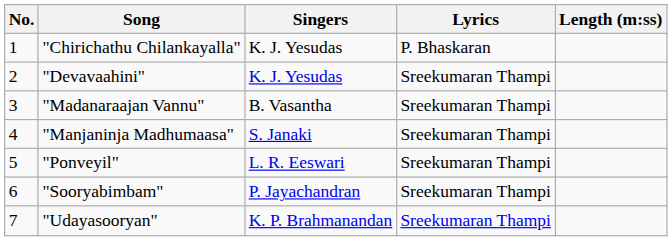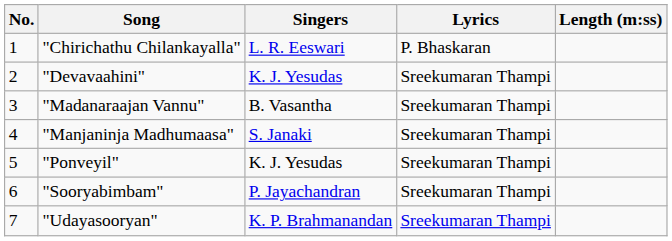(296, 47) K. J. Yesudas -> (297, 47) L. R. Eeswari
(297, 163) L. R. Eeswari -> (296, 163) K. J. Yesudas
